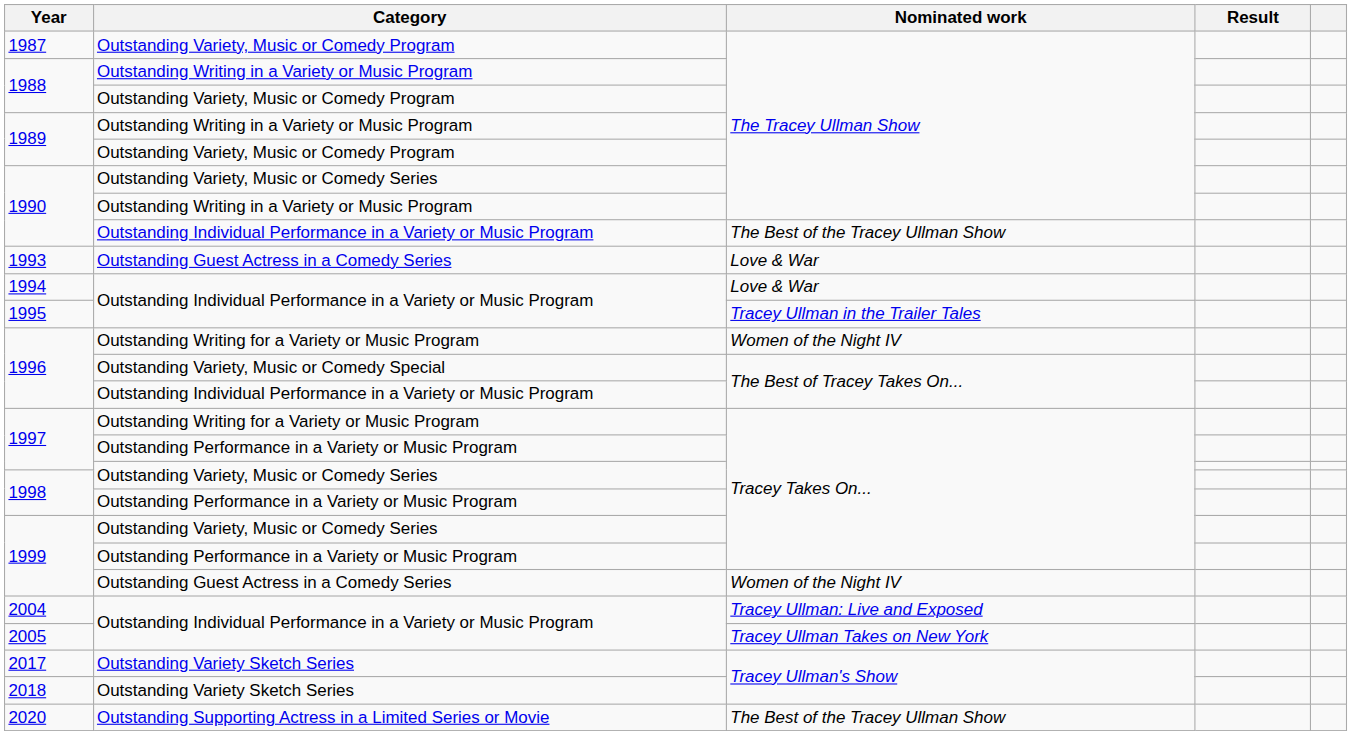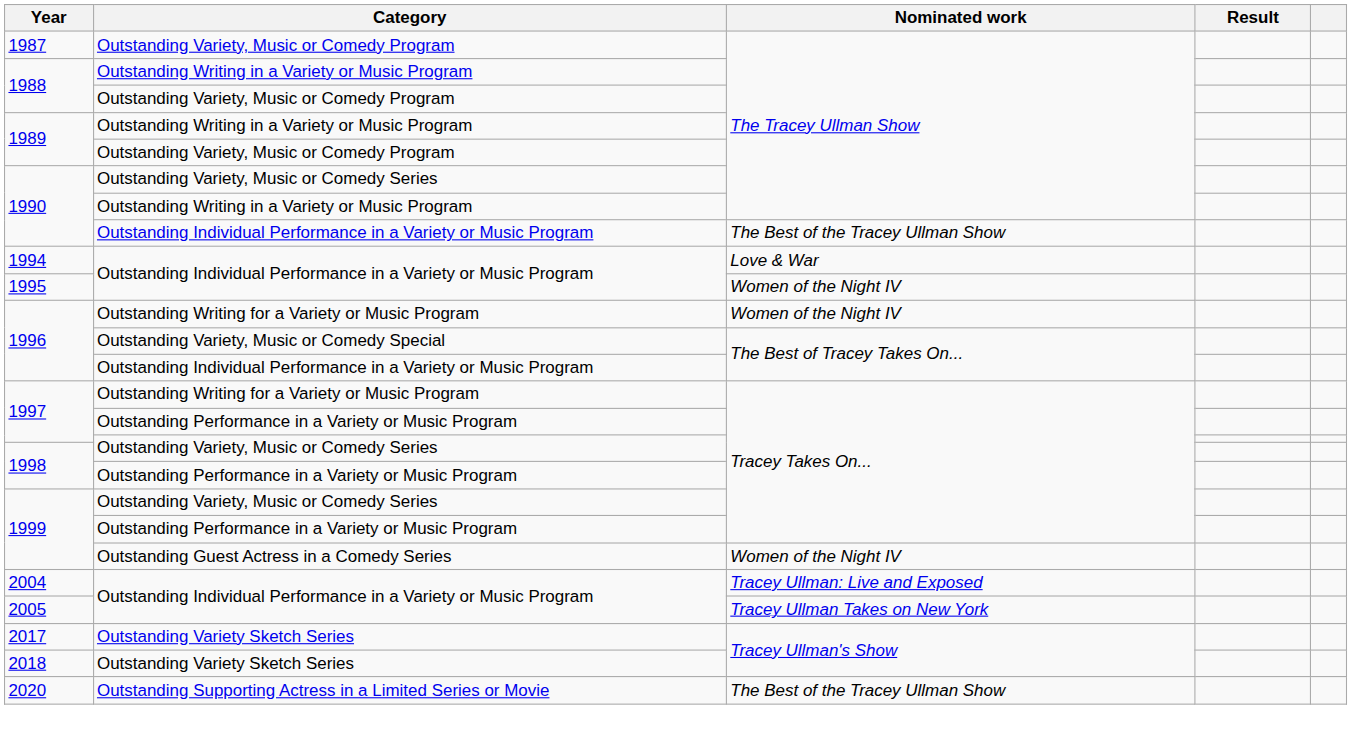- row: (27, 260)
(856, 313) Tracey Ullman in the Trailer Tales -> (816, 286) Women of the Night IV
